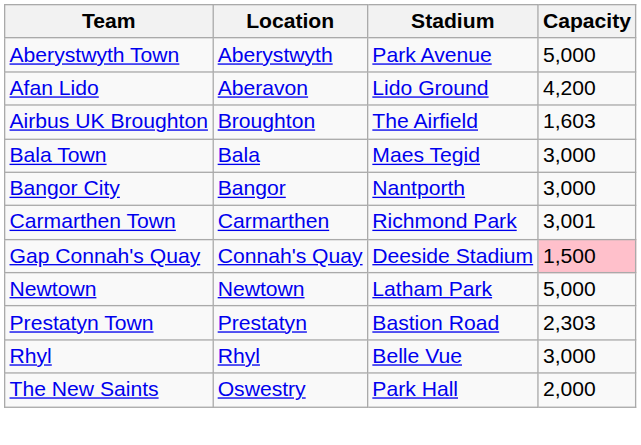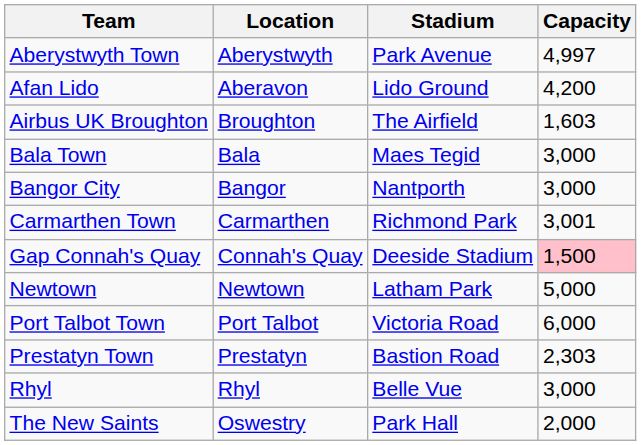(569, 54) 5,000 -> (569, 54) 4,997
+ row: (87, 322)
